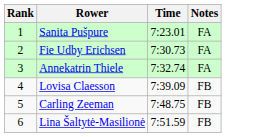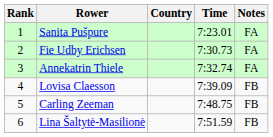+ column: (171, 13)
